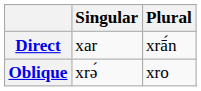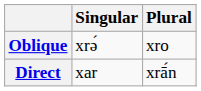rows swapped: (38, 45) <-> (38, 72)
